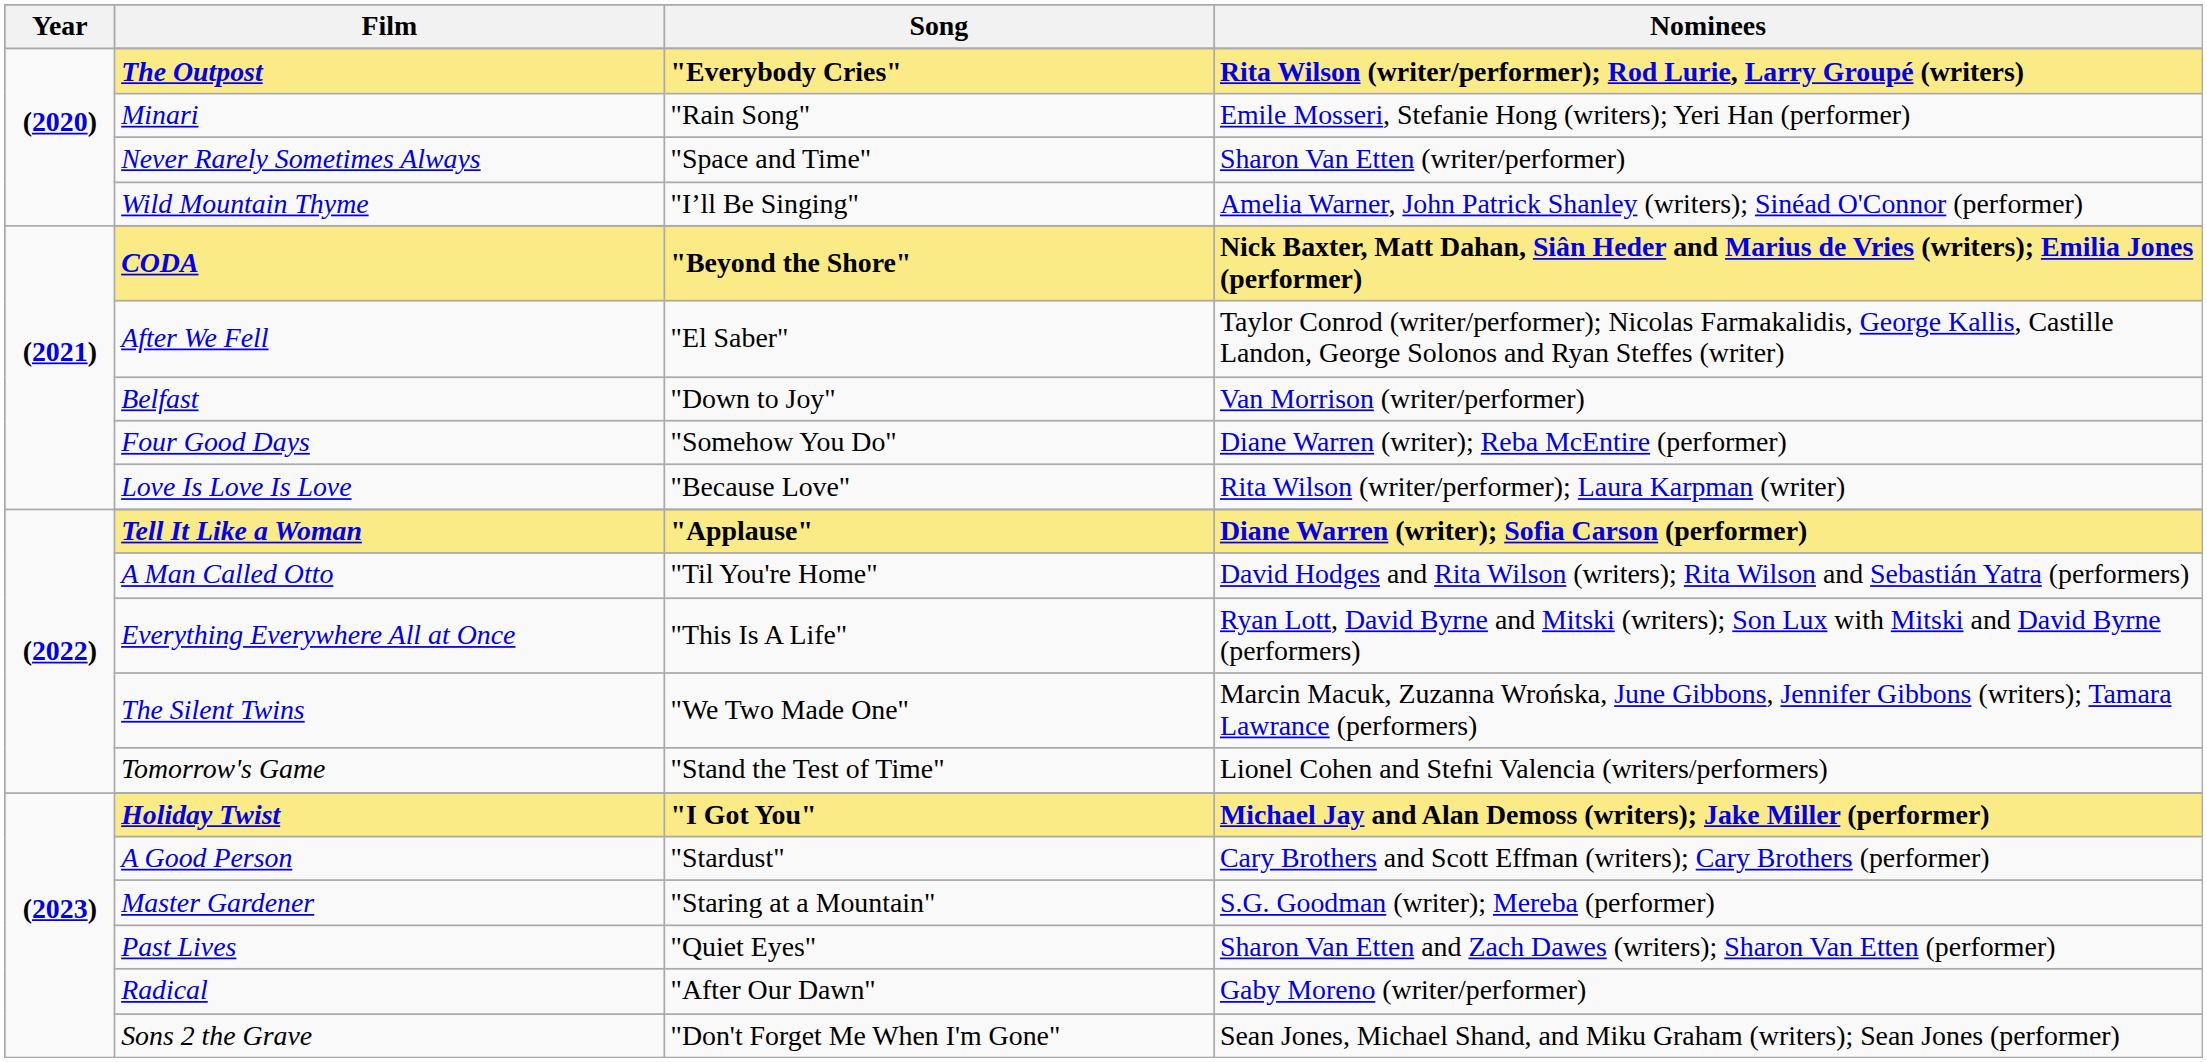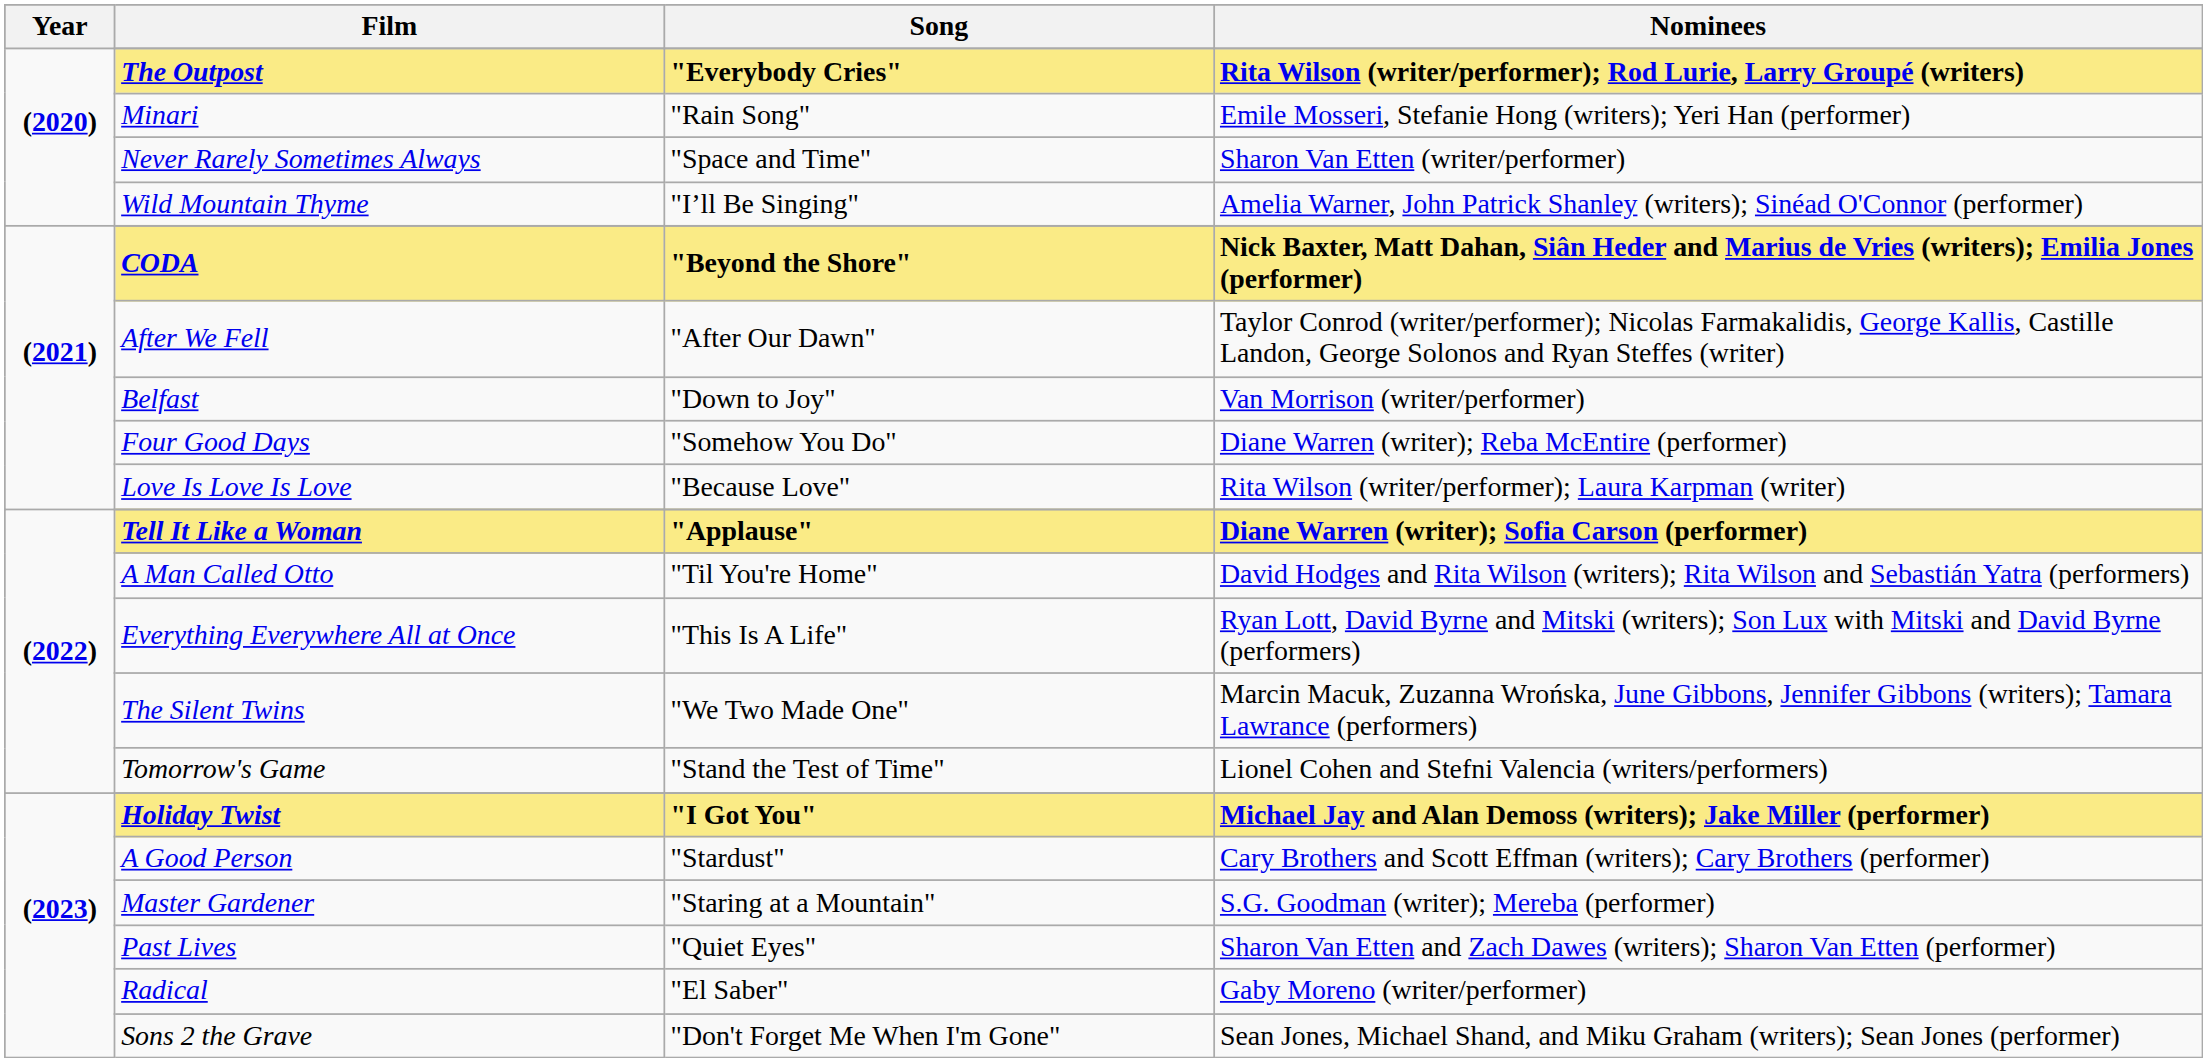(729, 338) "El Saber" -> (773, 338) "After Our Dawn"
(773, 990) "After Our Dawn" -> (729, 990) "El Saber"
